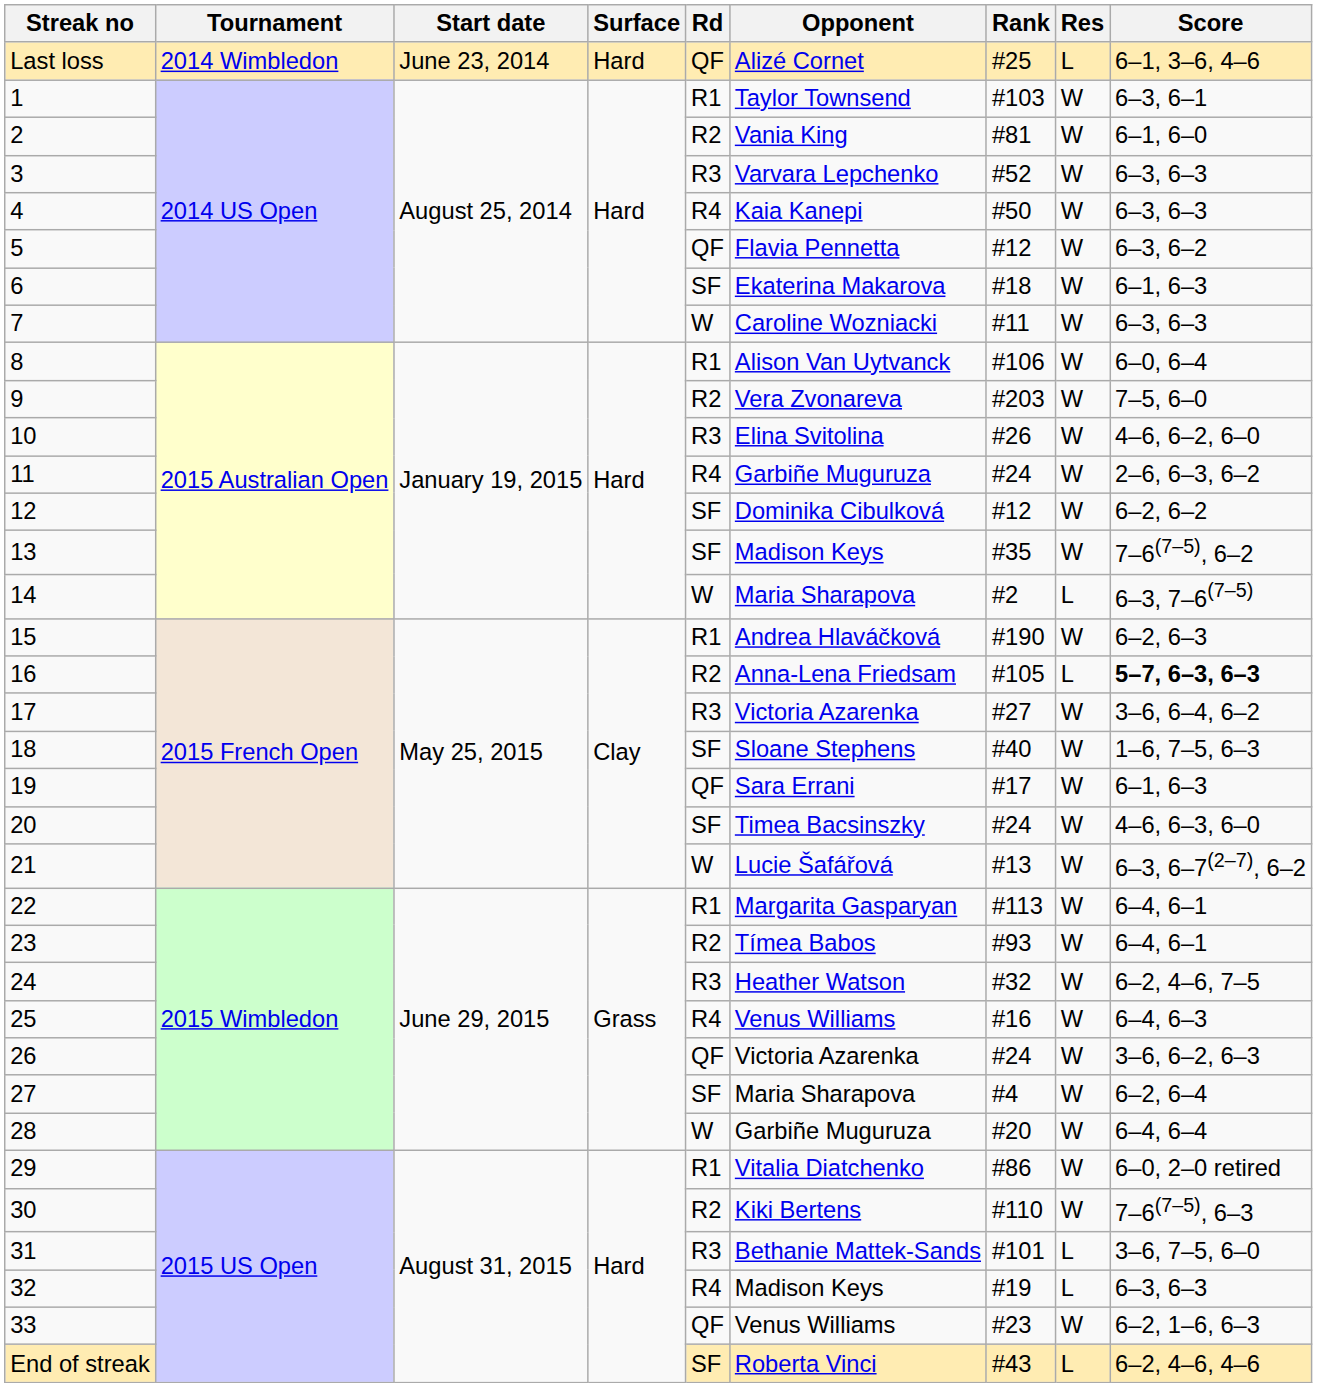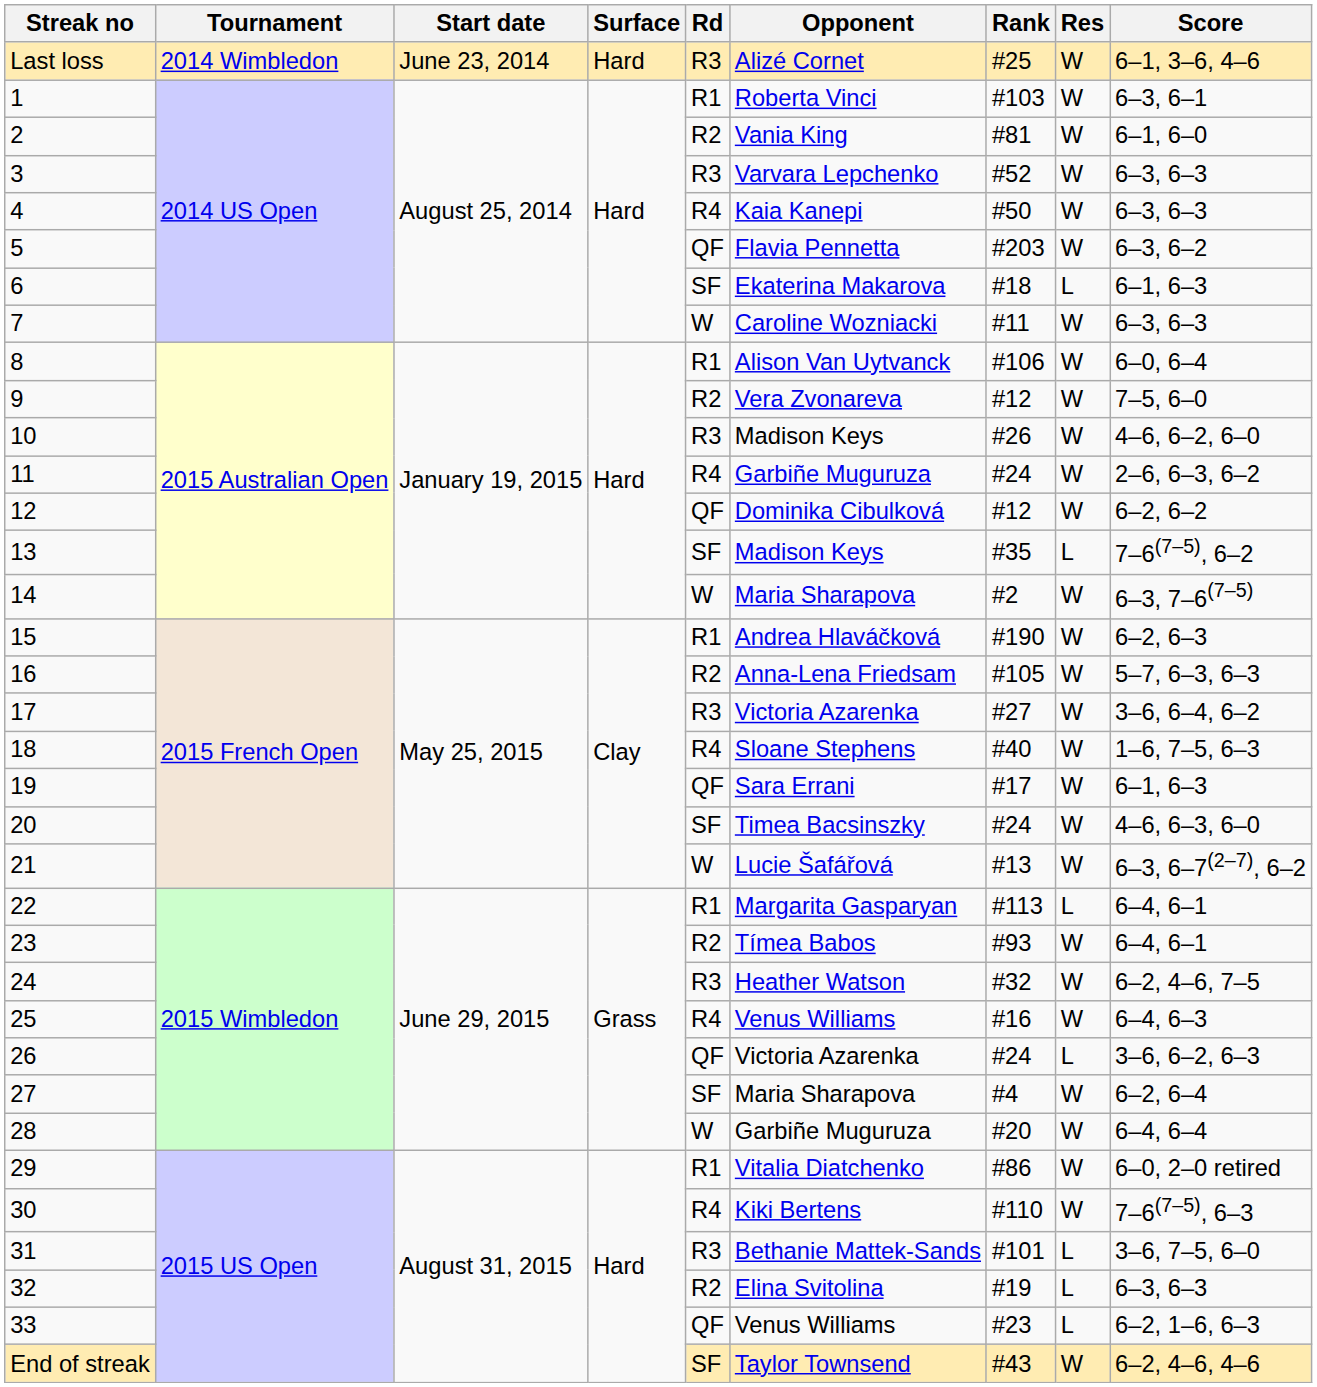(707, 60) QF -> (706, 60) R3
(1067, 60) L -> (1072, 60) W
(823, 98) Taylor Townsend -> (806, 98) Roberta Vinci
(1012, 248) #12 -> (1018, 248) #203
(1072, 286) W -> (1067, 286) L
(1018, 398) #203 -> (1012, 398) #12
(809, 436) Elina Svitolina -> (809, 436) Madison Keys
(706, 511) SF -> (707, 511) QF
(1072, 552) W -> (1067, 552) L
(1067, 596) L -> (1072, 596) W
(1067, 674) L -> (1072, 674) W
(1188, 674) bold -> (1188, 674) normal
(706, 749) SF -> (706, 749) R4
(1072, 906) W -> (1067, 906) L
(1072, 1056) W -> (1067, 1056) L
(706, 1209) R2 -> (706, 1209) R4
(706, 1288) R4 -> (706, 1288) R2
(809, 1288) Madison Keys -> (809, 1288) Elina Svitolina
(1072, 1325) W -> (1067, 1325) L
(806, 1363) Roberta Vinci -> (823, 1363) Taylor Townsend
(1067, 1363) L -> (1072, 1363) W
